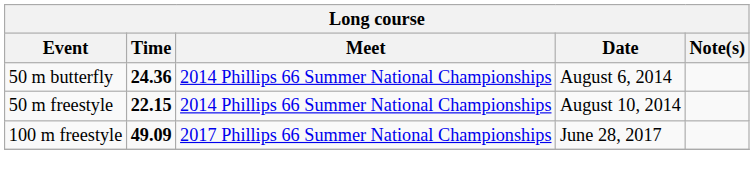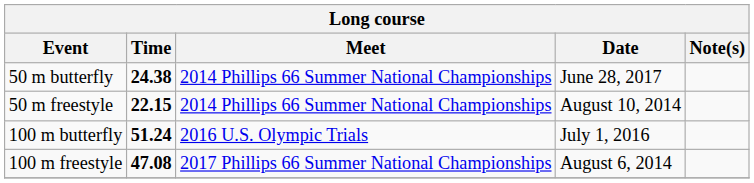(151, 76) 24.36 -> (151, 76) 24.38
(616, 76) August 6, 2014 -> (611, 76) June 28, 2017
+ row: (66, 134)
(151, 134) 49.09 -> (151, 163) 47.08
(611, 134) June 28, 2017 -> (616, 163) August 6, 2014
